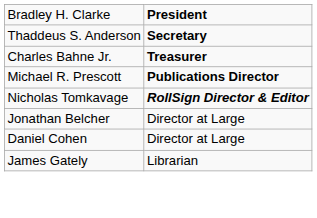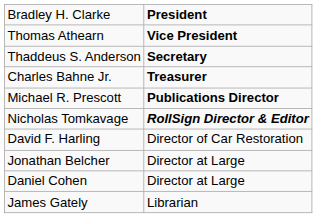+ row: (56, 35)
+ row: (54, 139)
